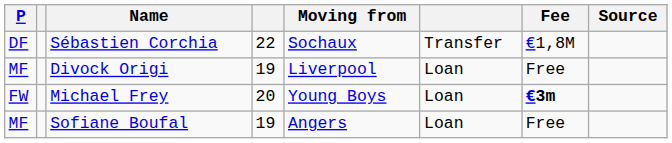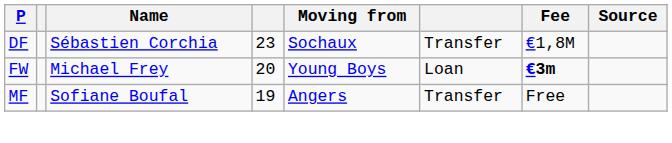(265, 45) 22 -> (265, 45) 23
- row: (109, 71)
(444, 124) Loan -> (464, 98) Transfer
